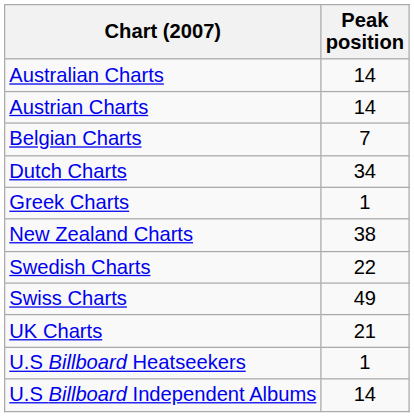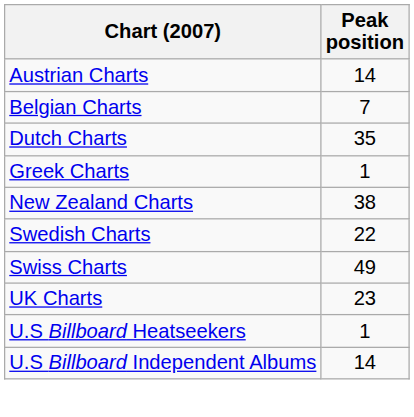- row: (87, 75)
(365, 171) 34 -> (365, 139) 35
(365, 330) 21 -> (365, 298) 23
